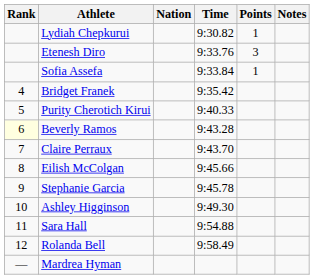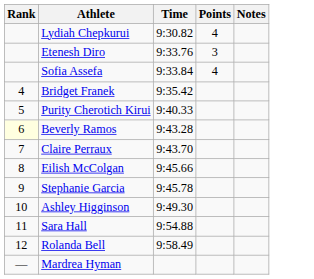- column: (174, 14)
(256, 33) 1 -> (215, 33) 4
(256, 71) 1 -> (215, 71) 4
